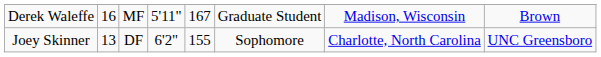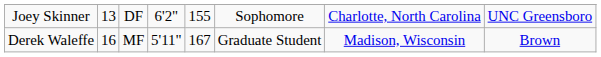rows swapped: (51, 39) <-> (51, 16)
